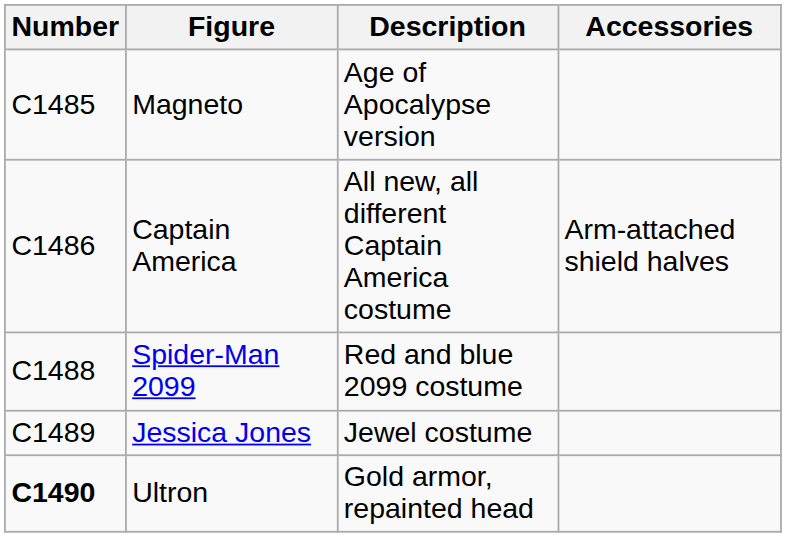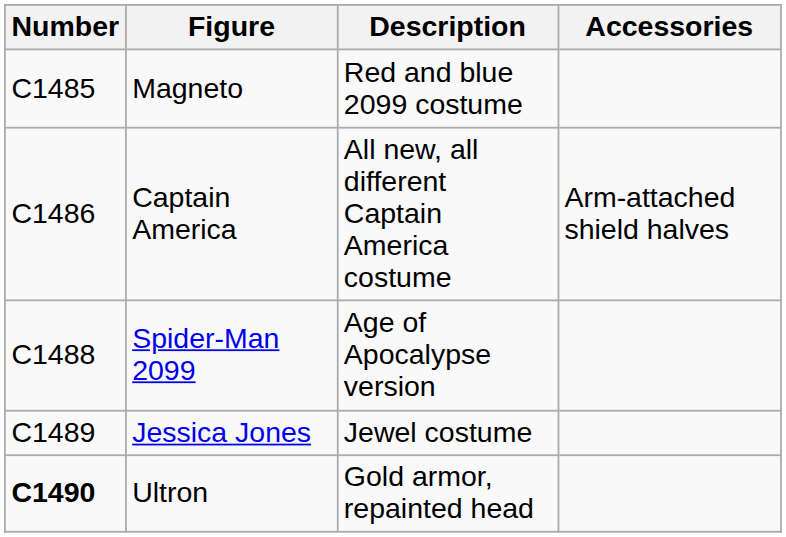(417, 104) Age of Apocalypse version -> (433, 88) Red and blue 2099 costume
(433, 370) Red and blue 2099 costume -> (417, 354) Age of Apocalypse version
